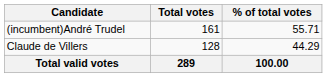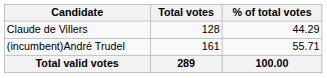rows swapped: (66, 30) <-> (47, 47)
